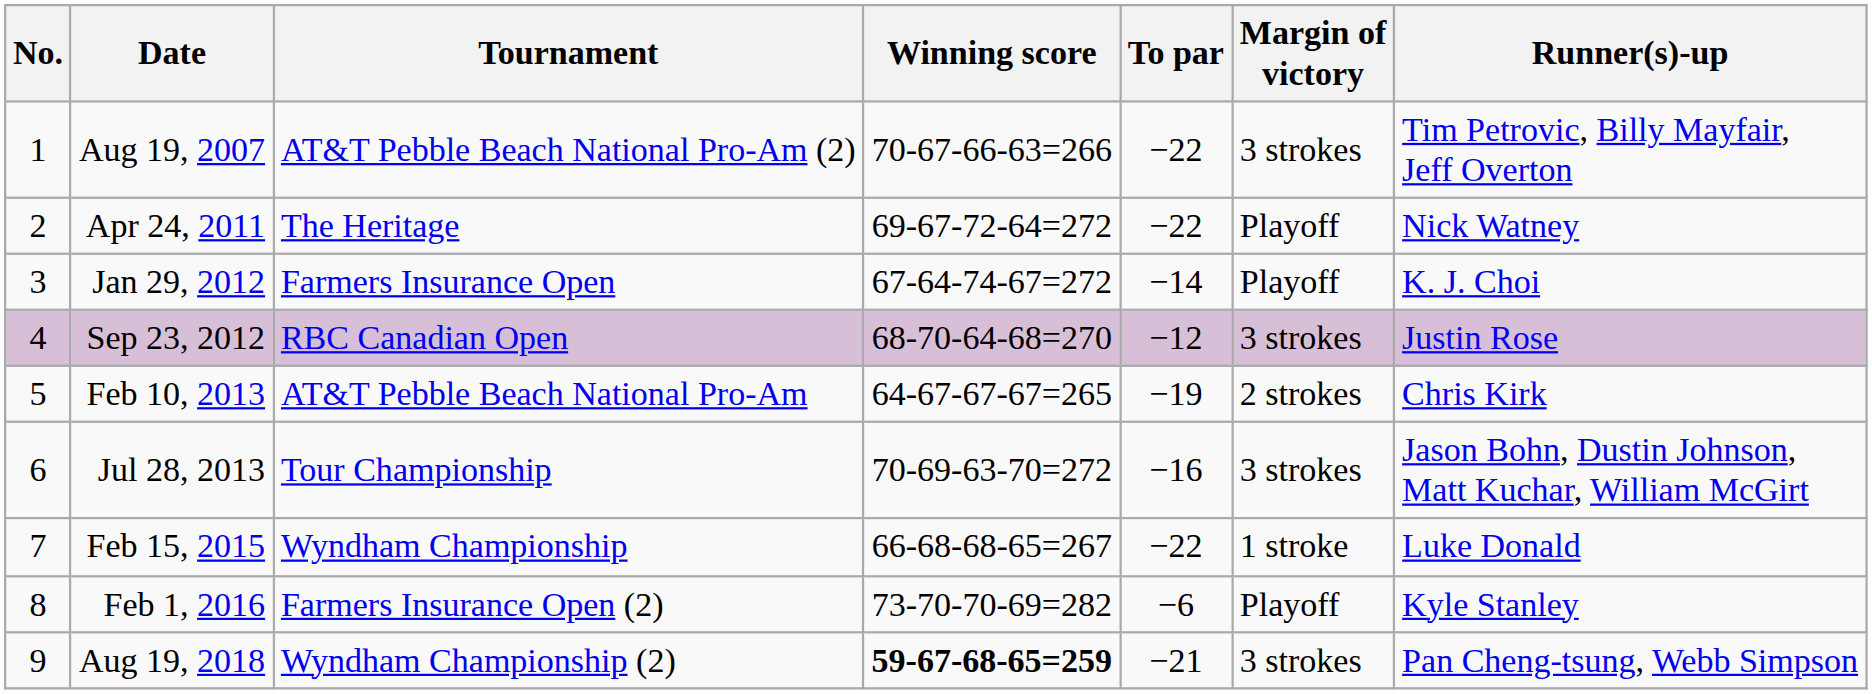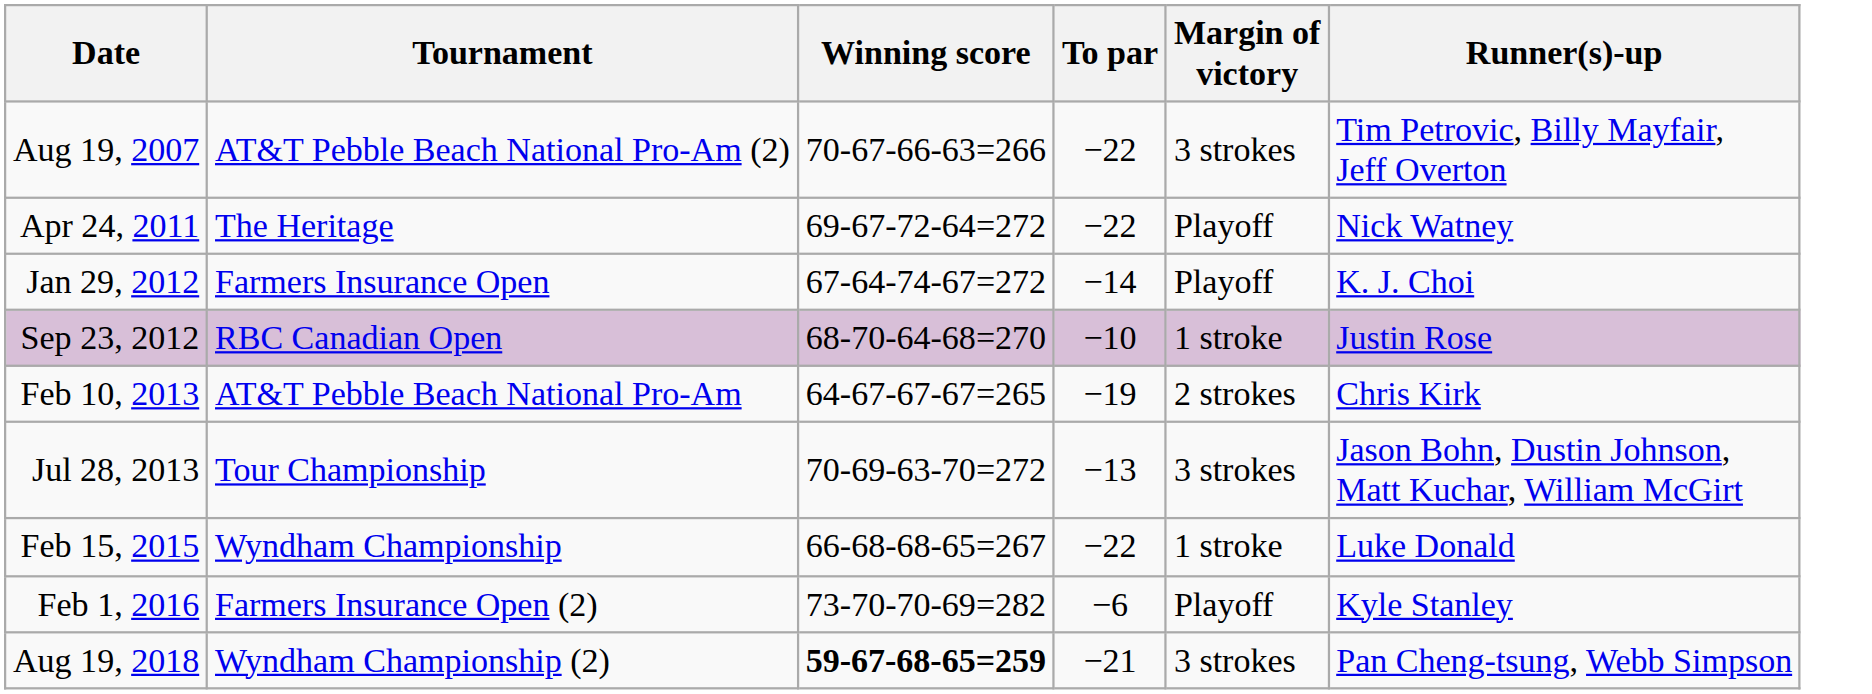- column: (38, 52)
(1176, 337) −12 -> (1110, 337) −10
(1301, 337) 3 strokes -> (1228, 337) 1 stroke
(1176, 470) −16 -> (1110, 470) −13
